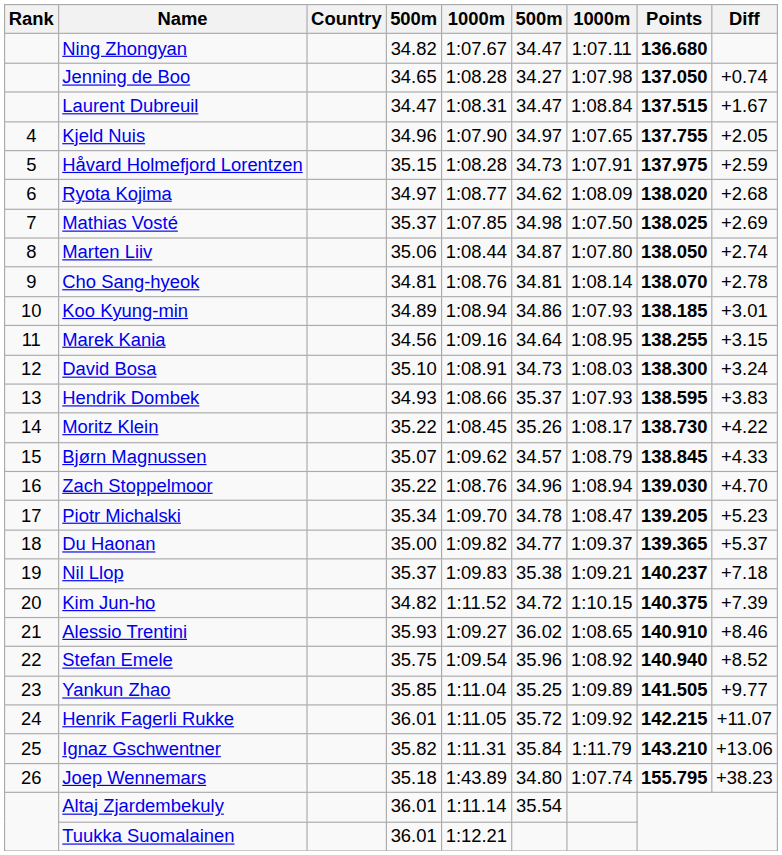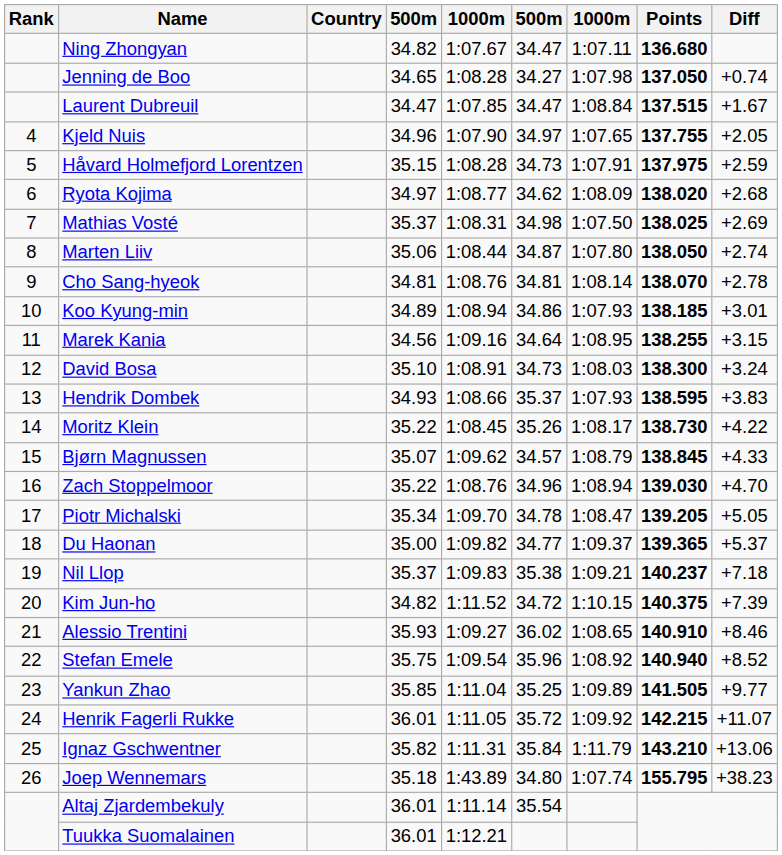(476, 106) 1:08.31 -> (476, 106) 1:07.85
(476, 223) 1:07.85 -> (476, 223) 1:08.31
(744, 515) +5.23 -> (744, 515) +5.05
